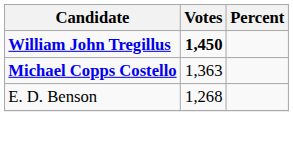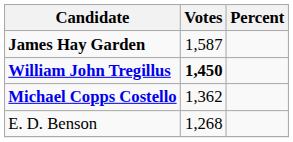+ row: (77, 44)
(204, 70) 1,363 -> (204, 96) 1,362
